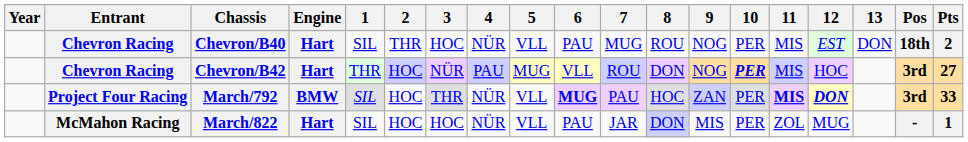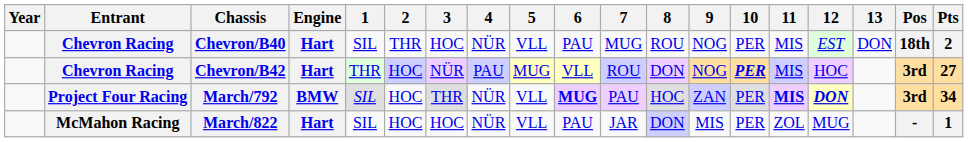(948, 96) 33 -> (948, 96) 34
